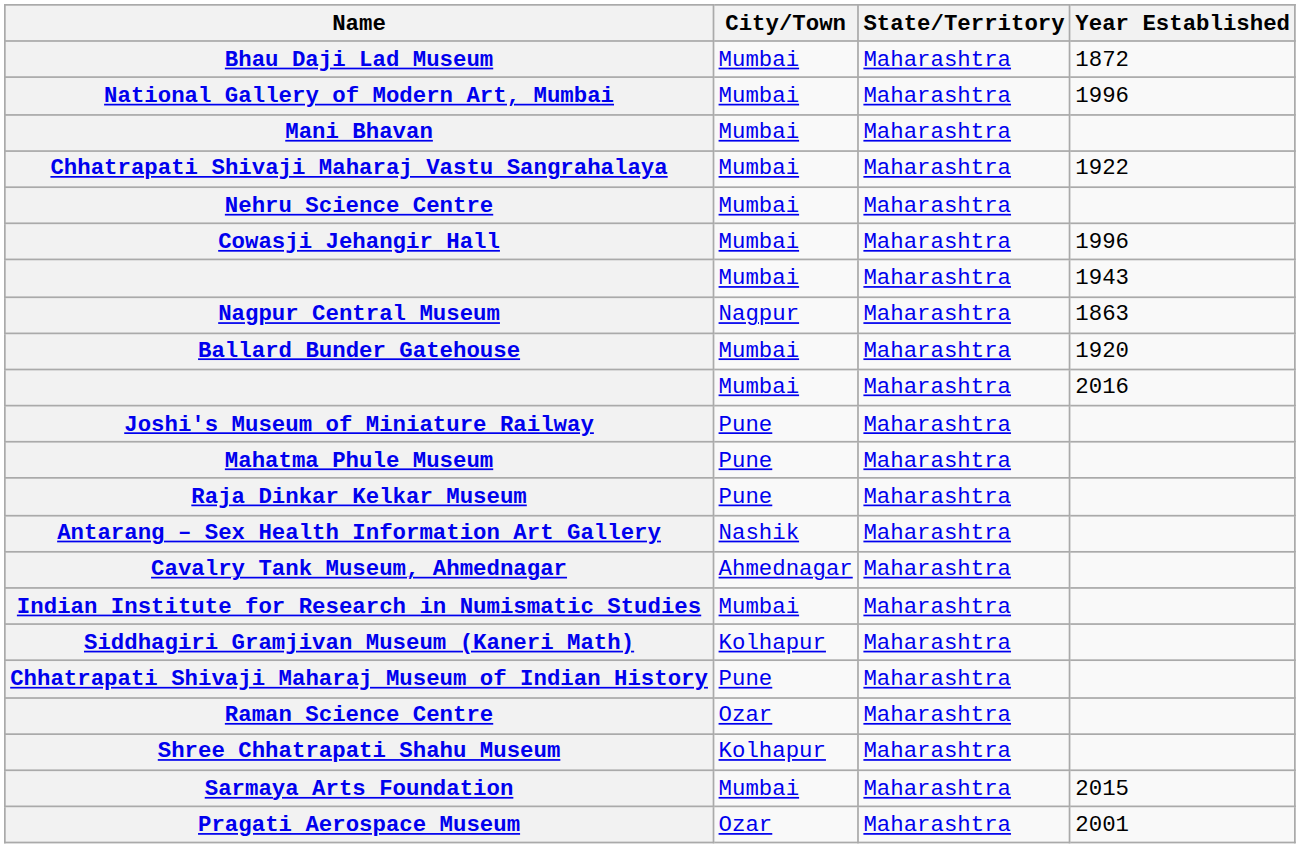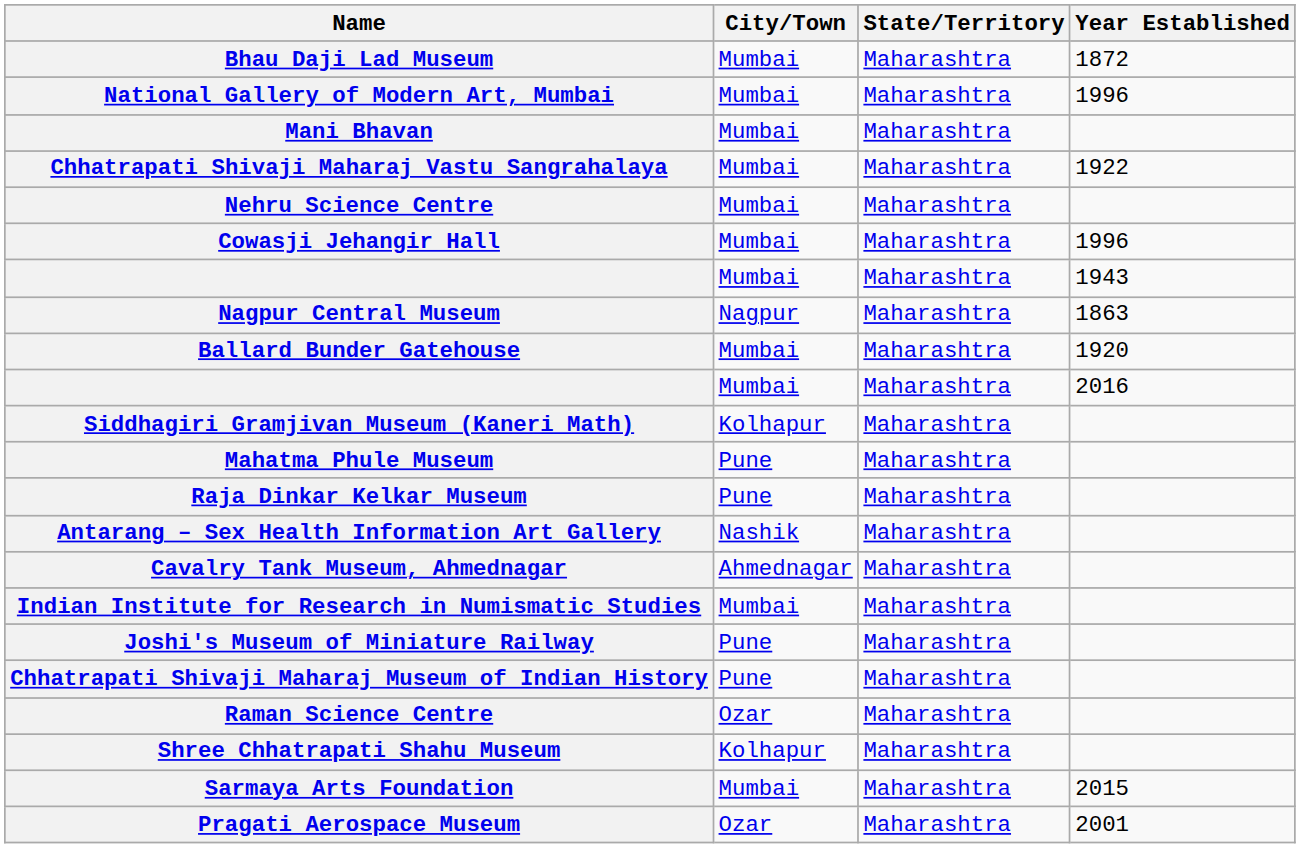rows swapped: (359, 424) <-> (359, 643)
